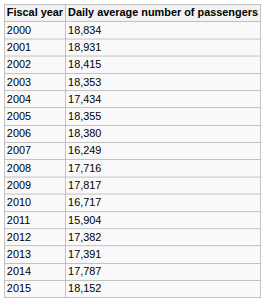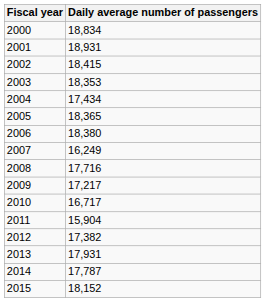(85, 116) 18,355 -> (85, 116) 18,365
(85, 185) 17,817 -> (85, 185) 17,217
(85, 254) 17,391 -> (85, 254) 17,931
